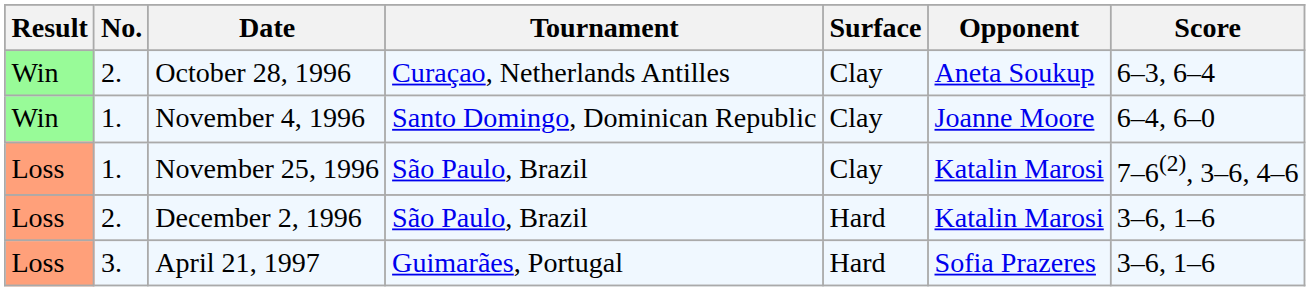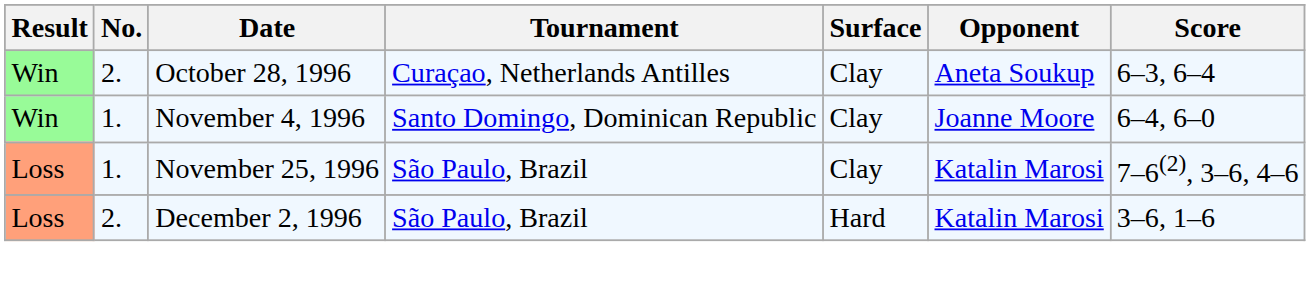- row: (238, 262)
